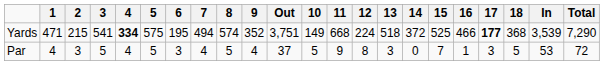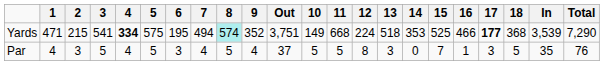(229, 32) no background -> (229, 32) paleturquoise background
(415, 32) 372 -> (415, 32) 353
(340, 51) 9 -> (340, 51) 5
(546, 51) 53 -> (546, 51) 35
(582, 51) 72 -> (582, 51) 76
